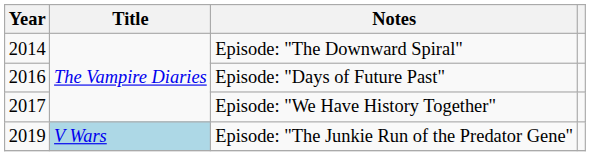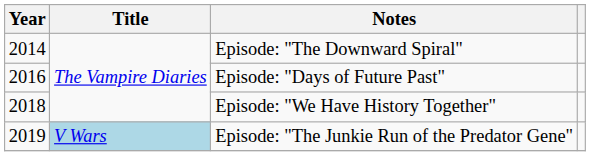(27, 106) 2017 -> (27, 106) 2018
